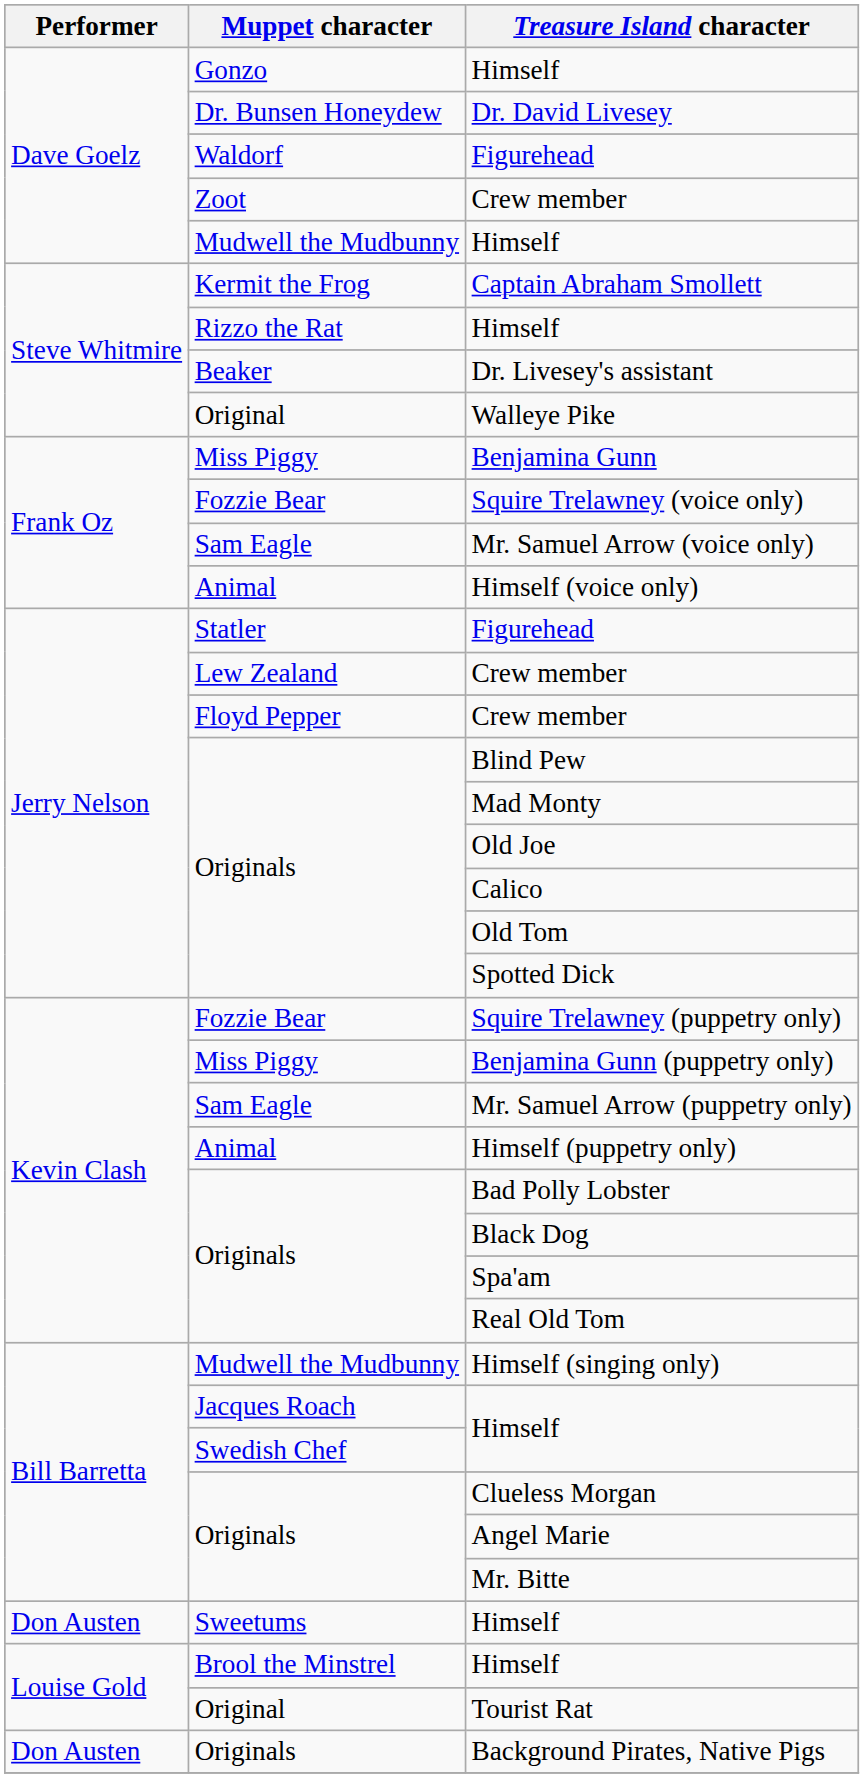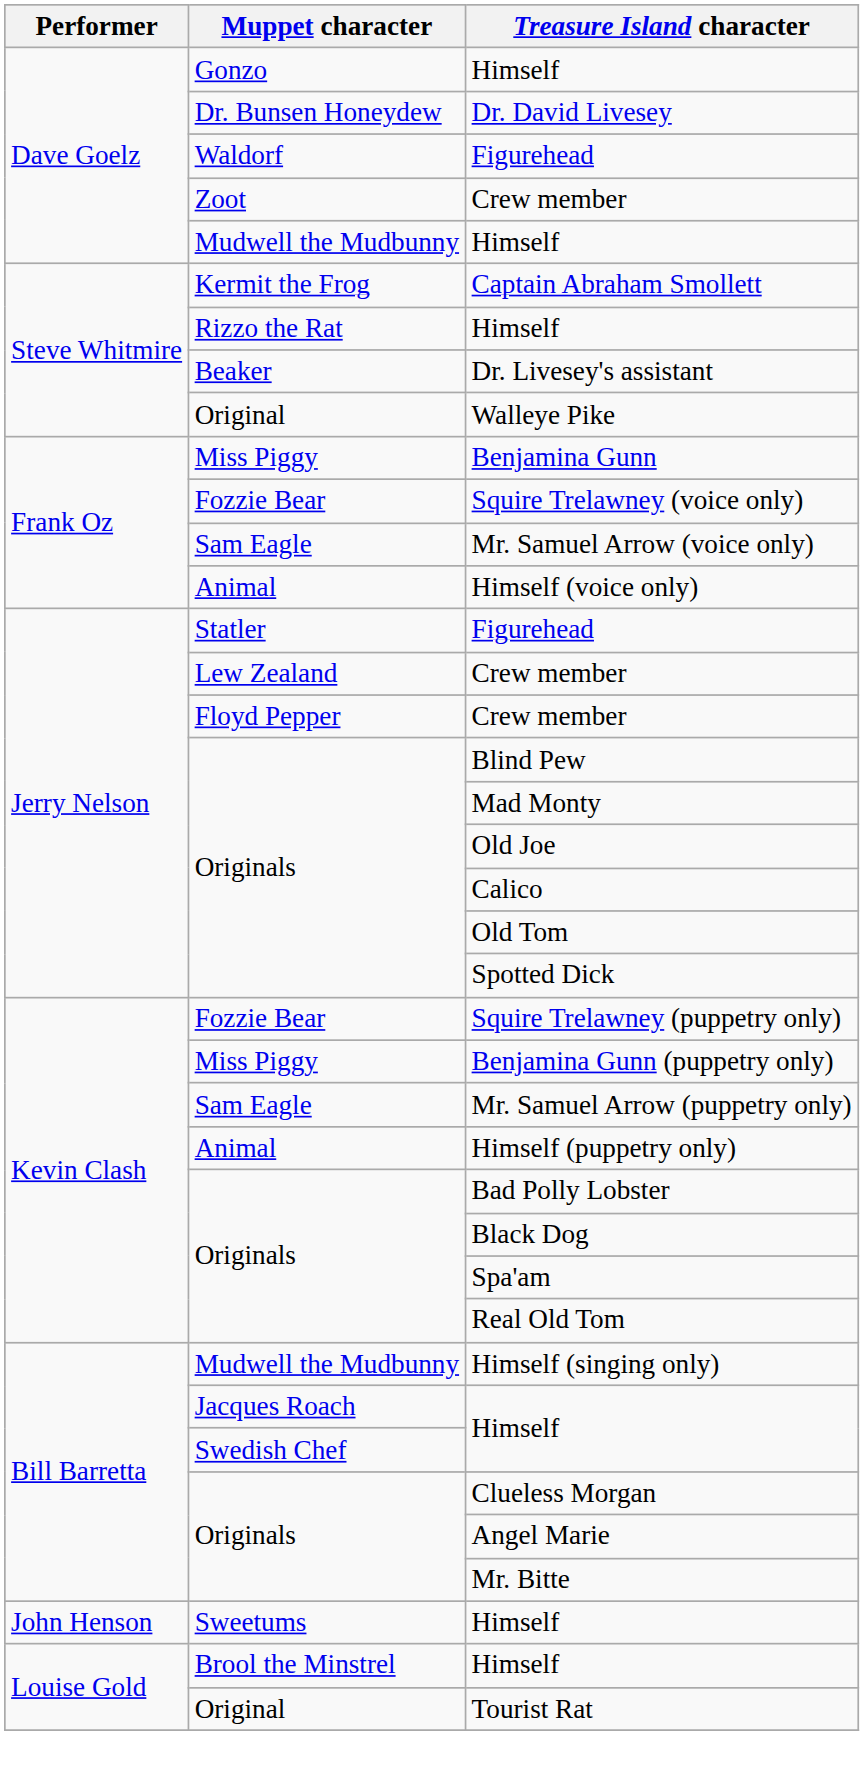(76, 1622) Don Austen -> (82, 1622) John Henson
- row: (245, 1751)
